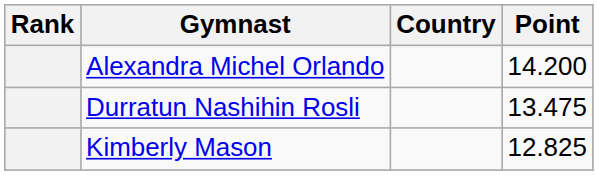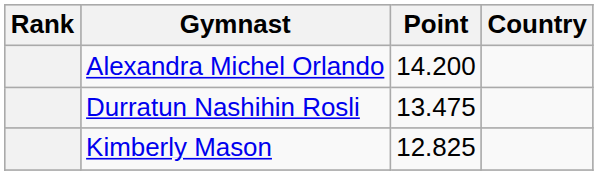columns swapped: (446, 25) <-> (547, 25)
